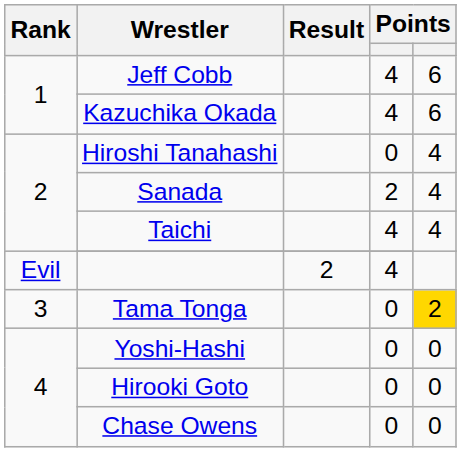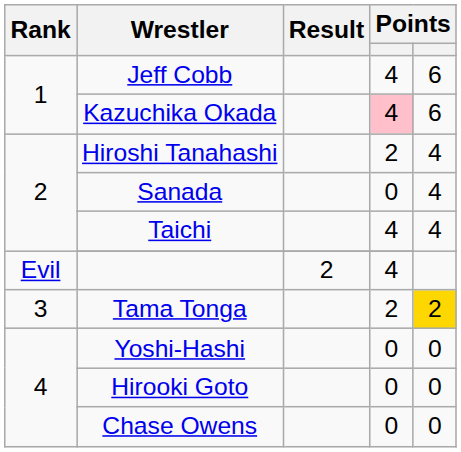(391, 113) no background -> (391, 113) pink background
(391, 152) 0 -> (391, 152) 2
(391, 191) 2 -> (391, 191) 0
(391, 308) 0 -> (391, 308) 2
